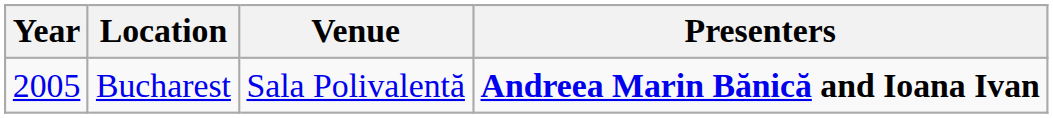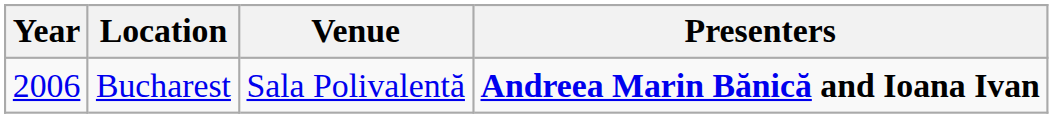(47, 84) 2005 -> (47, 84) 2006
